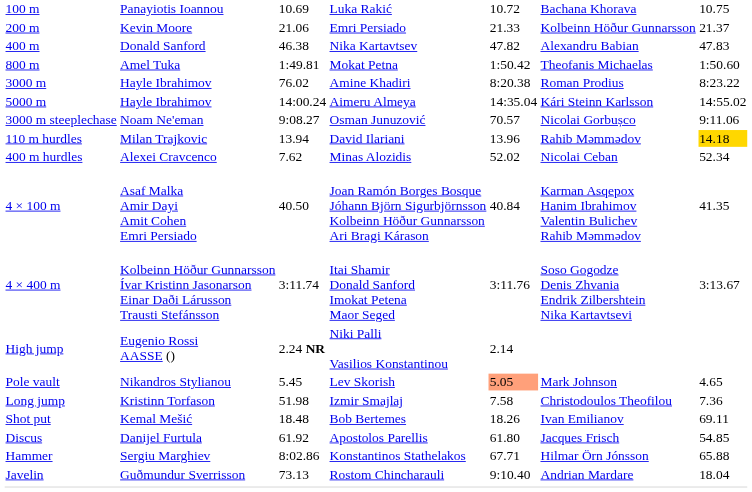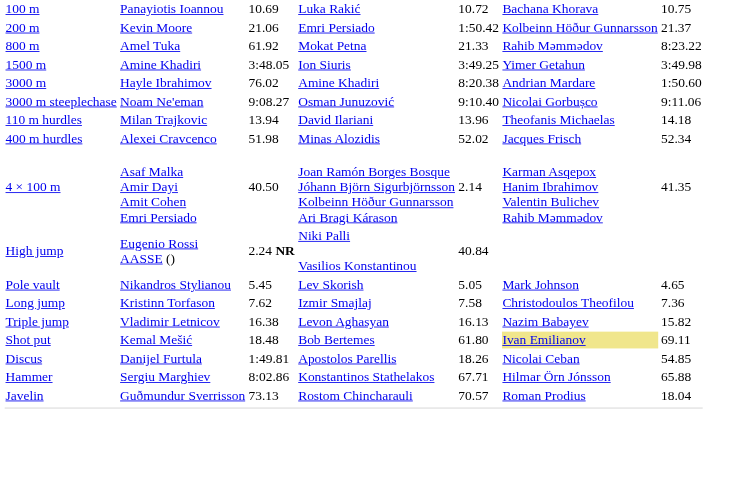(505, 27) 21.33 -> (479, 27) 1:50.42
- row: (23, 46)
(299, 64) 1:49.81 -> (264, 46) 61.92
(510, 64) 1:50.42 -> (473, 46) 21.33
(597, 64) Theofanis Michaelas -> (553, 46) Rahib Məmmədov
(719, 64) 1:50.60 -> (681, 46) 8:23.22
+ row: (26, 64)
(582, 83) Roman Prodius -> (549, 83) Andrian Mardare
(719, 83) 8:23.22 -> (681, 83) 1:50.60
- row: (26, 101)
(505, 120) 70.57 -> (479, 101) 9:10.40
(591, 138) Rahib Məmmədov -> (559, 120) Theofanis Michaelas
(714, 138) gold background -> (676, 120) no background
(291, 156) 7.62 -> (264, 138) 51.98
(579, 156) Nicolai Ceban -> (542, 138) Jacques Frisch
(505, 205) 40.84 -> (470, 187) 2.14
- row: (33, 284)
(501, 348) 2.14 -> (473, 251) 40.84
(501, 382) lightsalmon background -> (470, 284) no background
(294, 400) 51.98 -> (260, 303) 7.62
+ row: (37, 321)
(505, 419) 18.26 -> (473, 340) 61.80
(582, 419) no background -> (544, 340) khaki background
(294, 437) 61.92 -> (269, 358) 1:49.81
(505, 437) 61.80 -> (473, 358) 18.26
(580, 437) Jacques Frisch -> (541, 358) Nicolai Ceban
(510, 474) 9:10.40 -> (473, 395) 70.57
(587, 474) Andrian Mardare -> (544, 395) Roman Prodius
